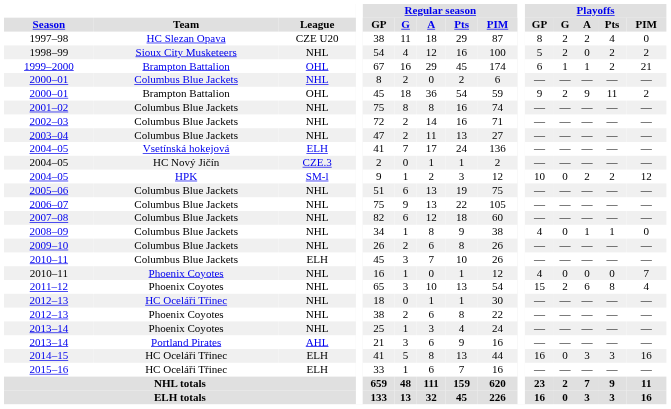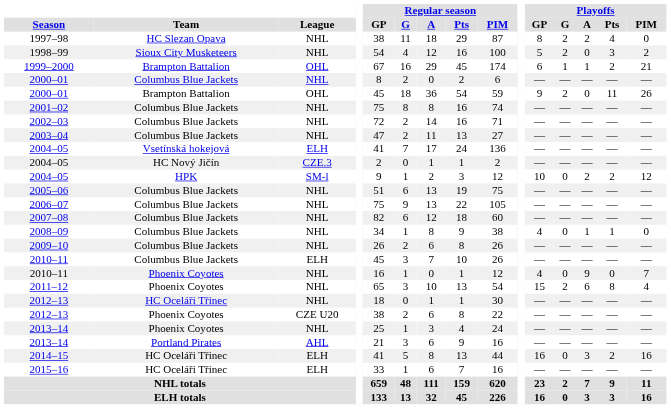(317, 38) CZE U20 -> (317, 38) NHL
(612, 52) 2 -> (612, 52) 3
(587, 93) 9 -> (587, 93) 0
(646, 93) 2 -> (646, 93) 26
(587, 273) 0 -> (587, 273) 9
(317, 314) NHL -> (317, 314) CZE U20
(612, 356) 3 -> (612, 356) 2
